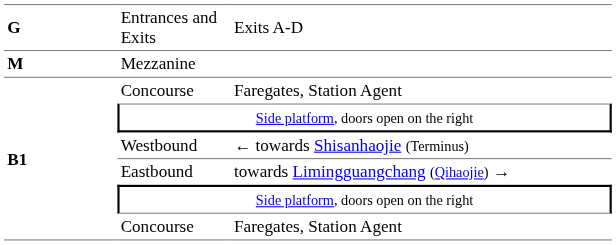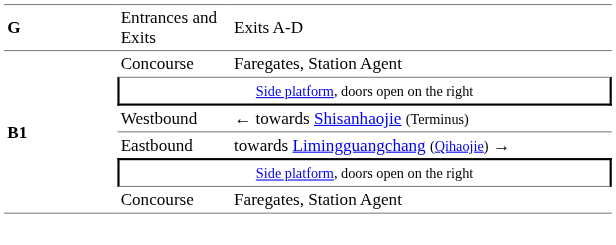- row: (158, 63)
